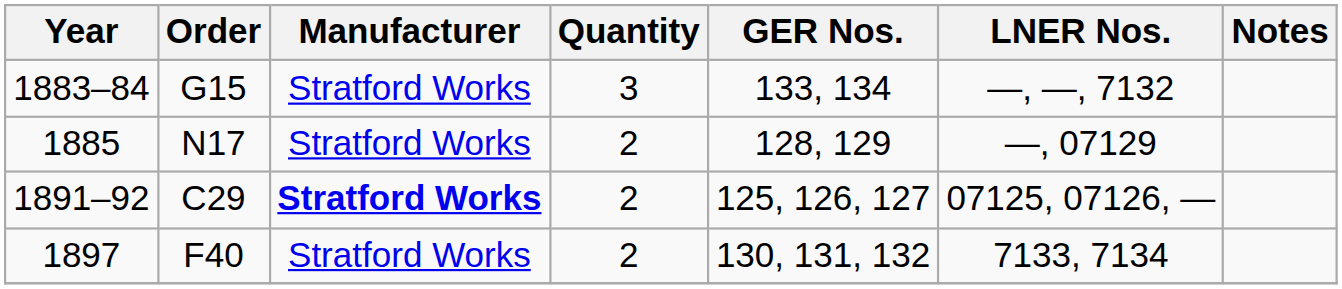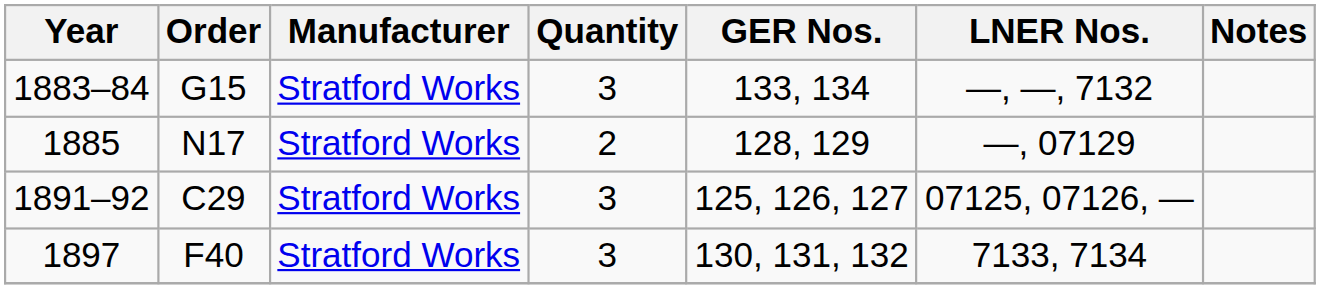(409, 198) bold -> (399, 198) normal
(629, 198) 2 -> (607, 198) 3
(629, 254) 2 -> (607, 254) 3
